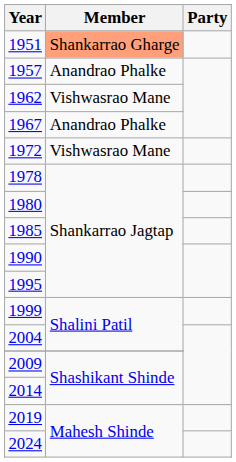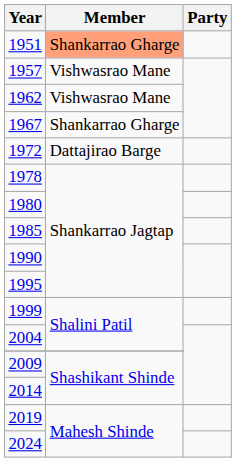(108, 71) Anandrao Phalke -> (110, 71) Vishwasrao Mane
(108, 124) Anandrao Phalke -> (115, 124) Shankarrao Gharge
(110, 151) Vishwasrao Mane -> (105, 151) Dattajirao Barge
